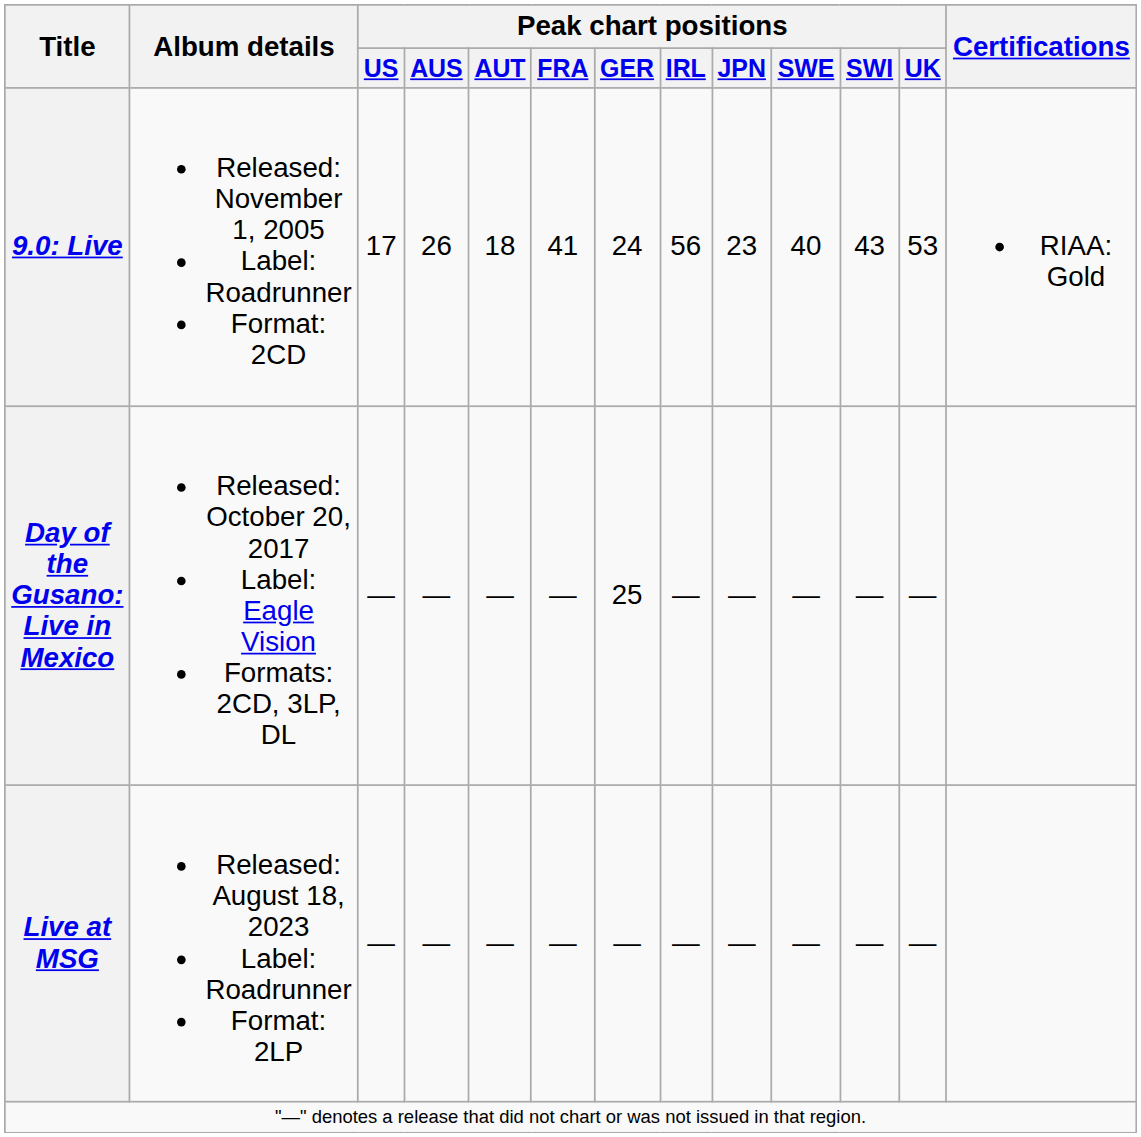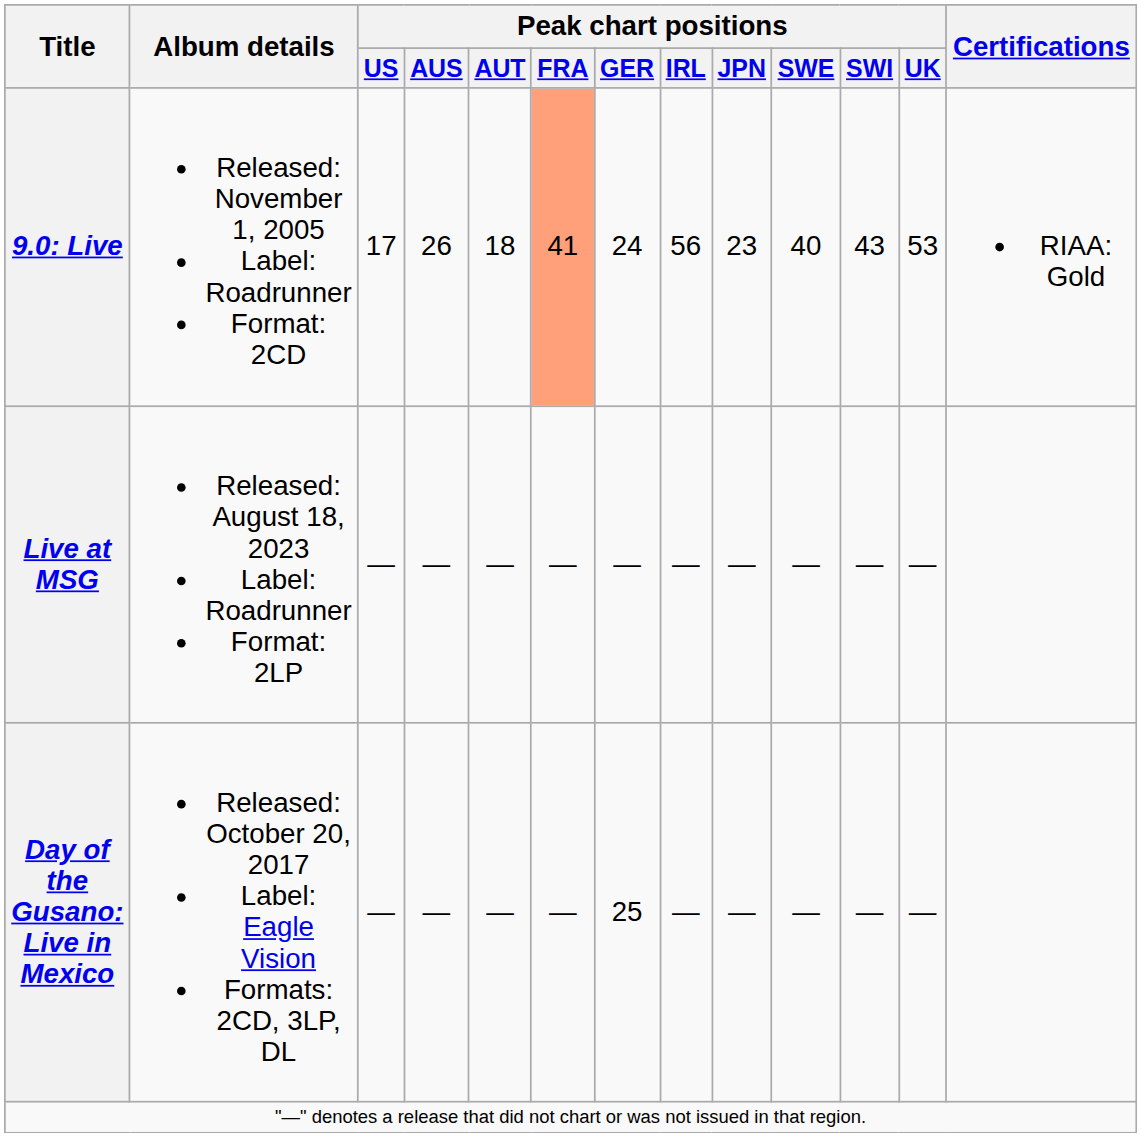(563, 246) no background -> (563, 246) lightsalmon background
rows swapped: (67, 594) <-> (67, 943)
